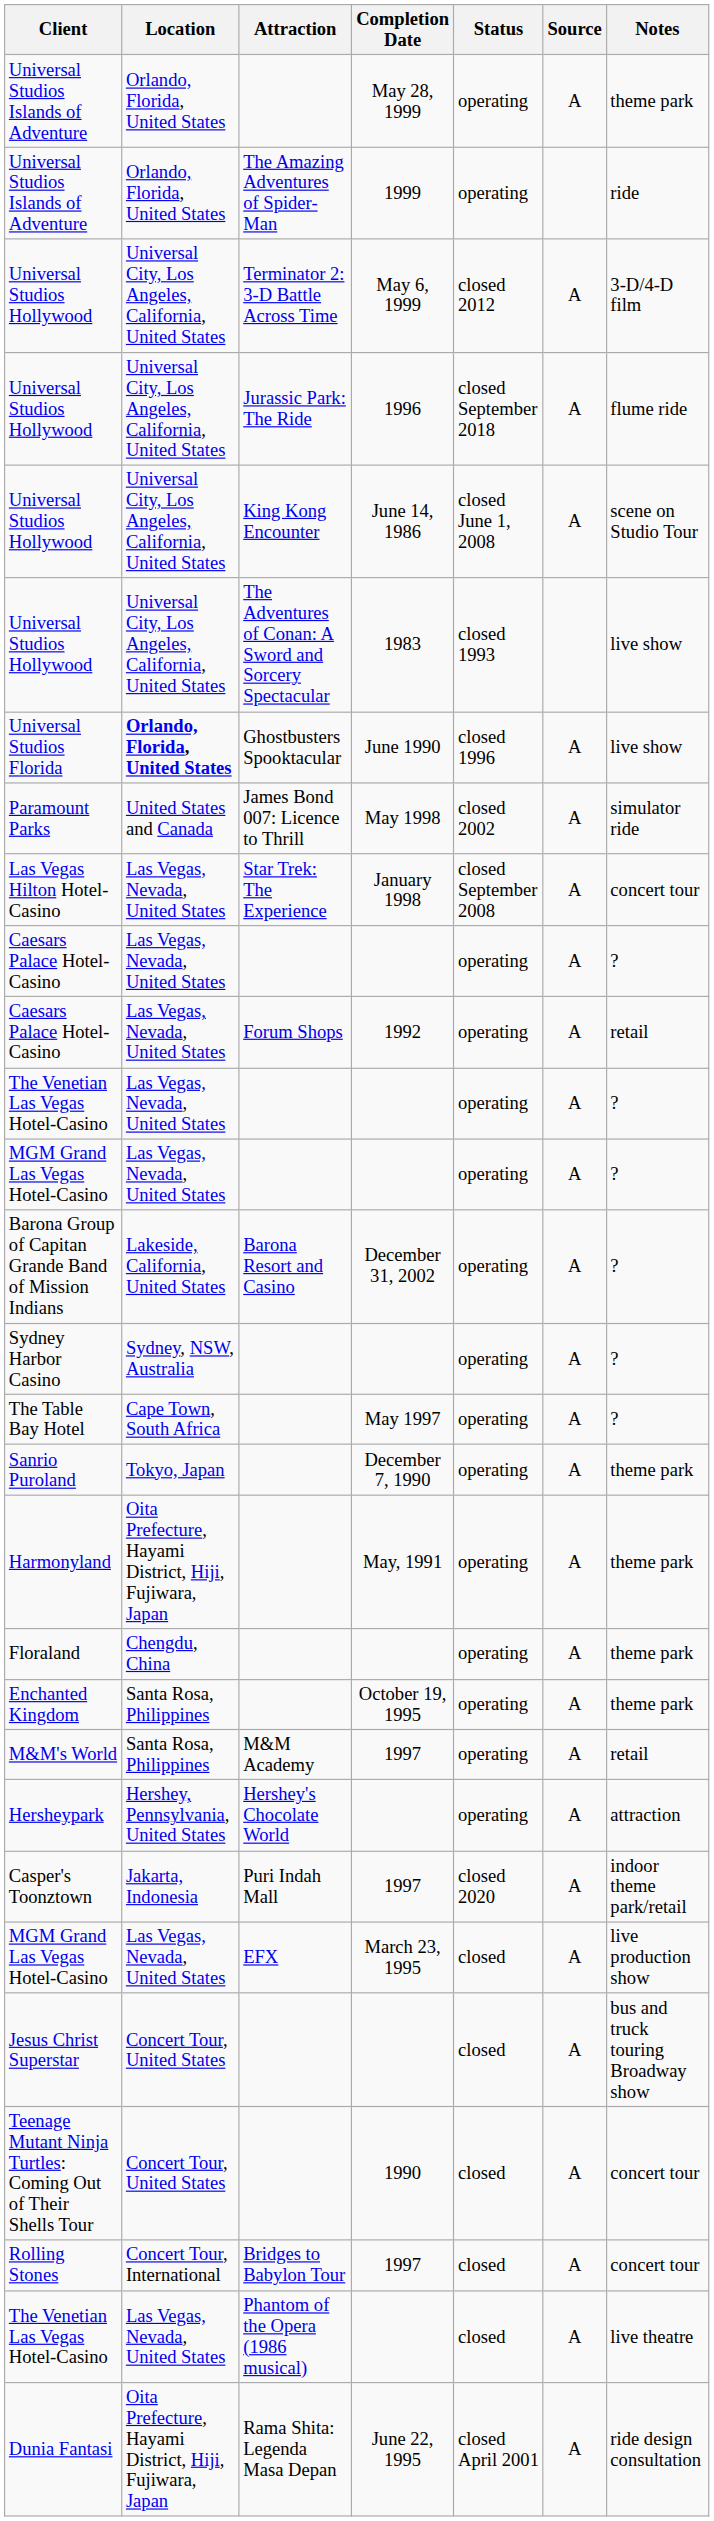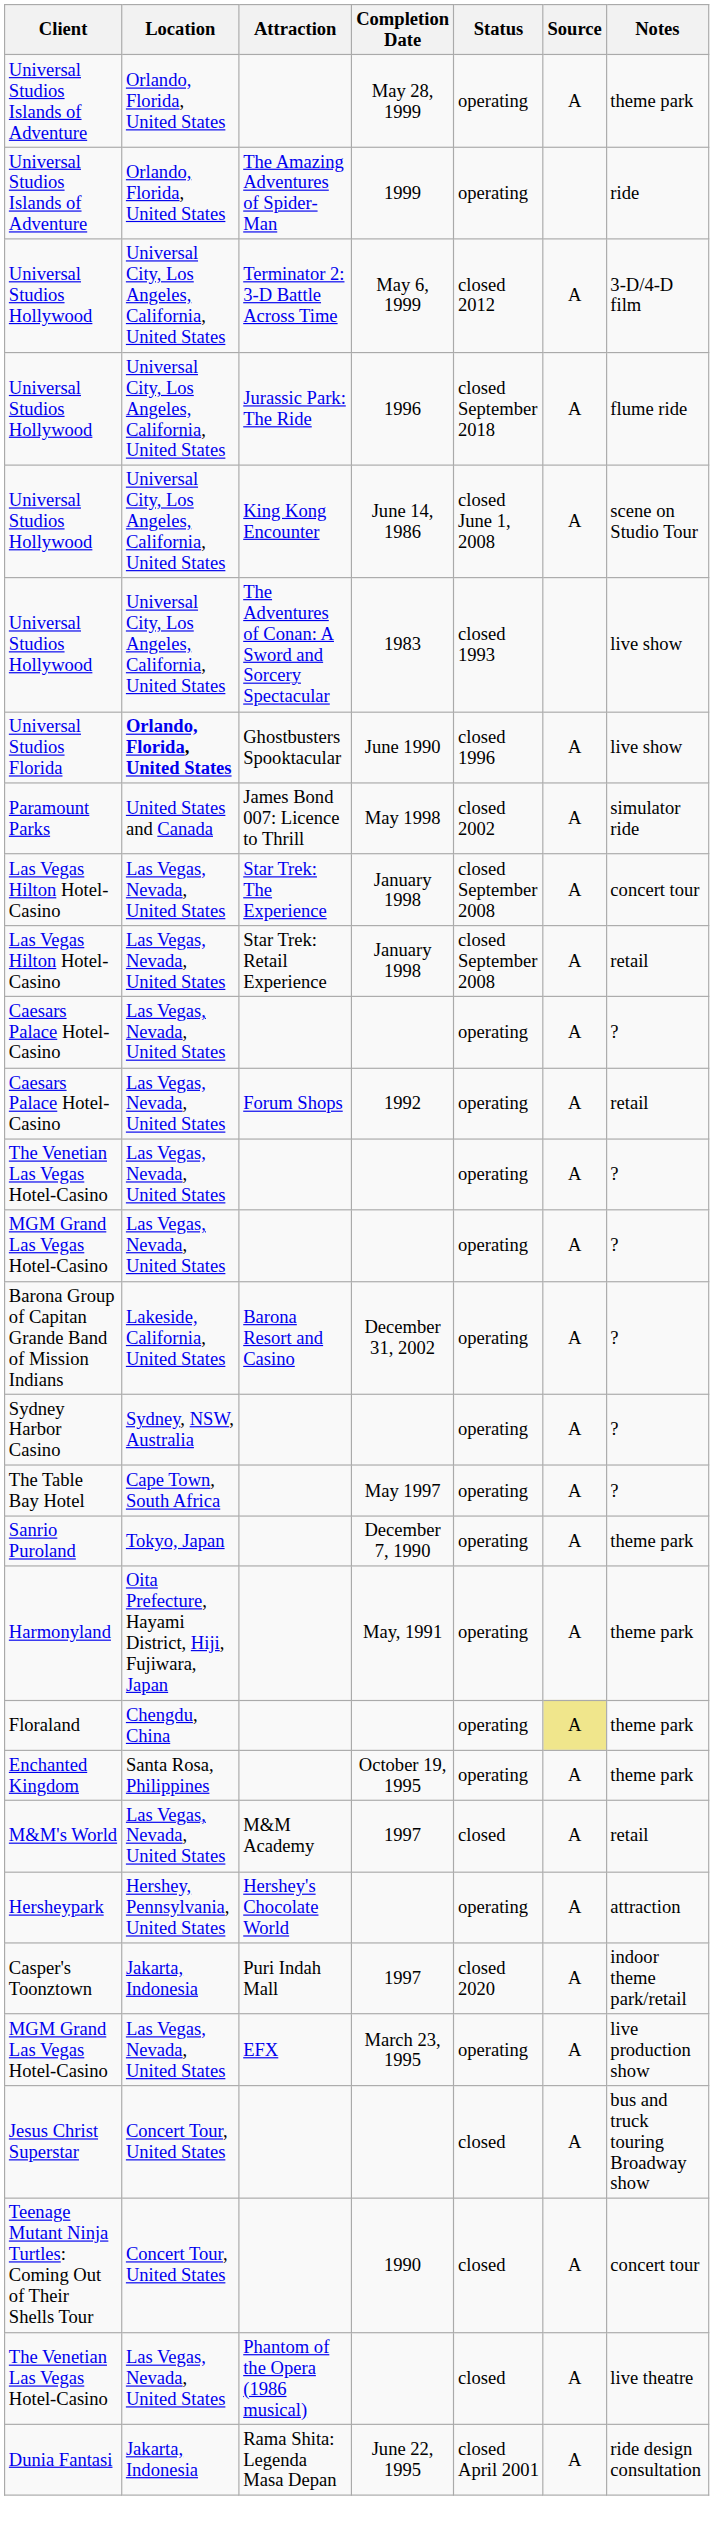+ row: (59, 960)
(575, 1653) no background -> (575, 1724) khaki background
(170, 1754) Santa Rosa, Philippines -> (176, 1836) Las Vegas, Nevada, United States
(493, 1754) operating -> (482, 1836) closed
(482, 1957) closed -> (493, 2049) operating
- row: (37, 2265)
(175, 2449) Oita Prefecture, Hayami District, Hiji, Fujiwara, Japan -> (162, 2459) Jakarta, Indonesia
